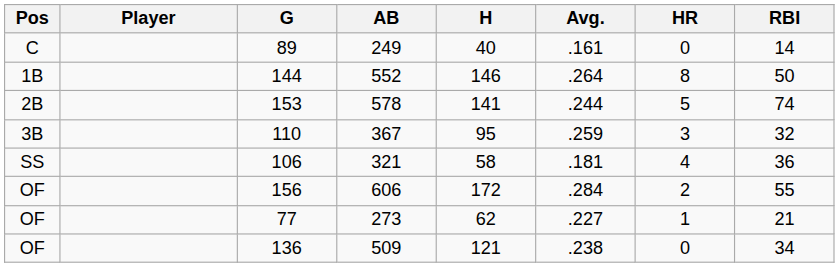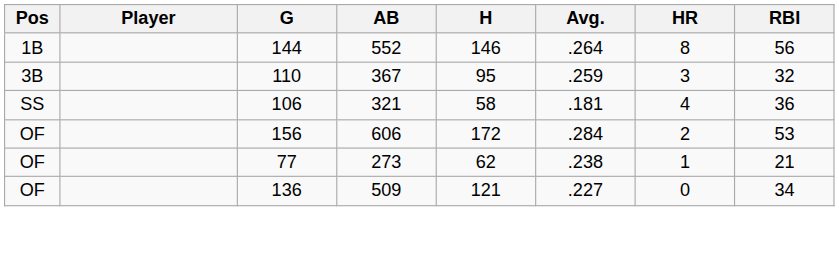- row: (287, 47)
(785, 76) 50 -> (785, 47) 56
- row: (287, 104)
(785, 190) 55 -> (785, 133) 53
(585, 219) .227 -> (585, 162) .238
(585, 248) .238 -> (585, 190) .227
